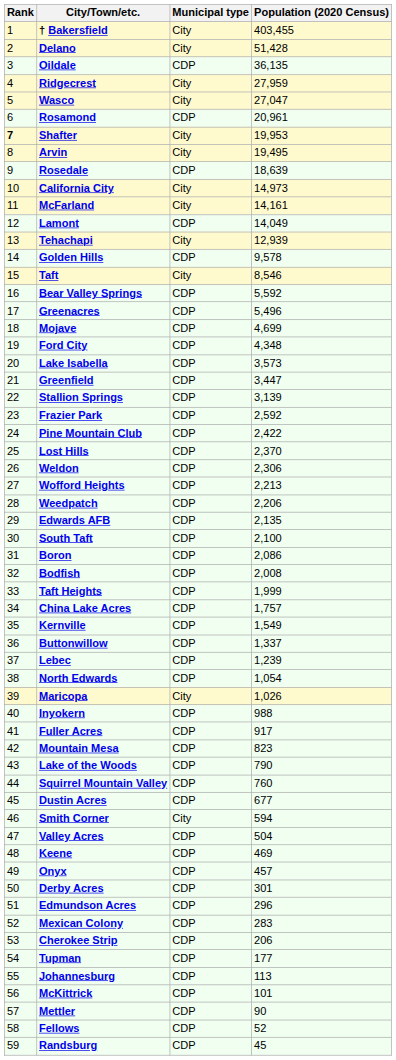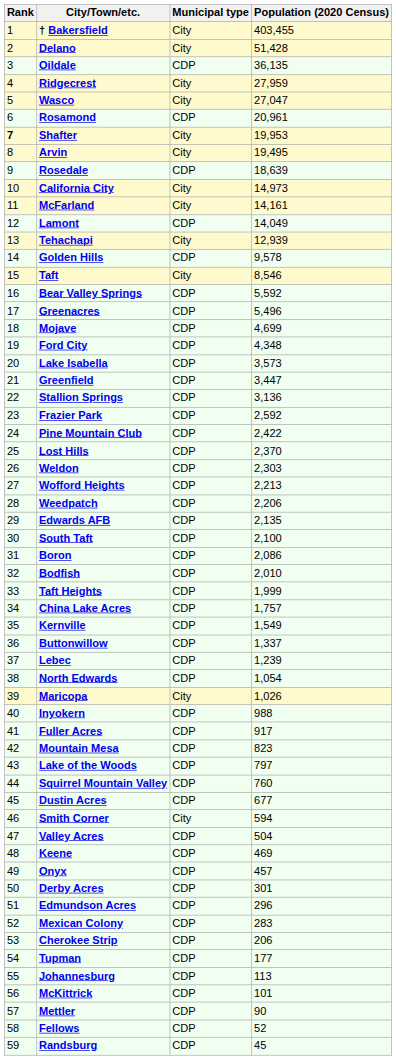(268, 398) 3,139 -> (268, 398) 3,136
(268, 468) 2,306 -> (268, 468) 2,303
(268, 573) 2,008 -> (268, 573) 2,010
(263, 766) 790 -> (263, 766) 797
